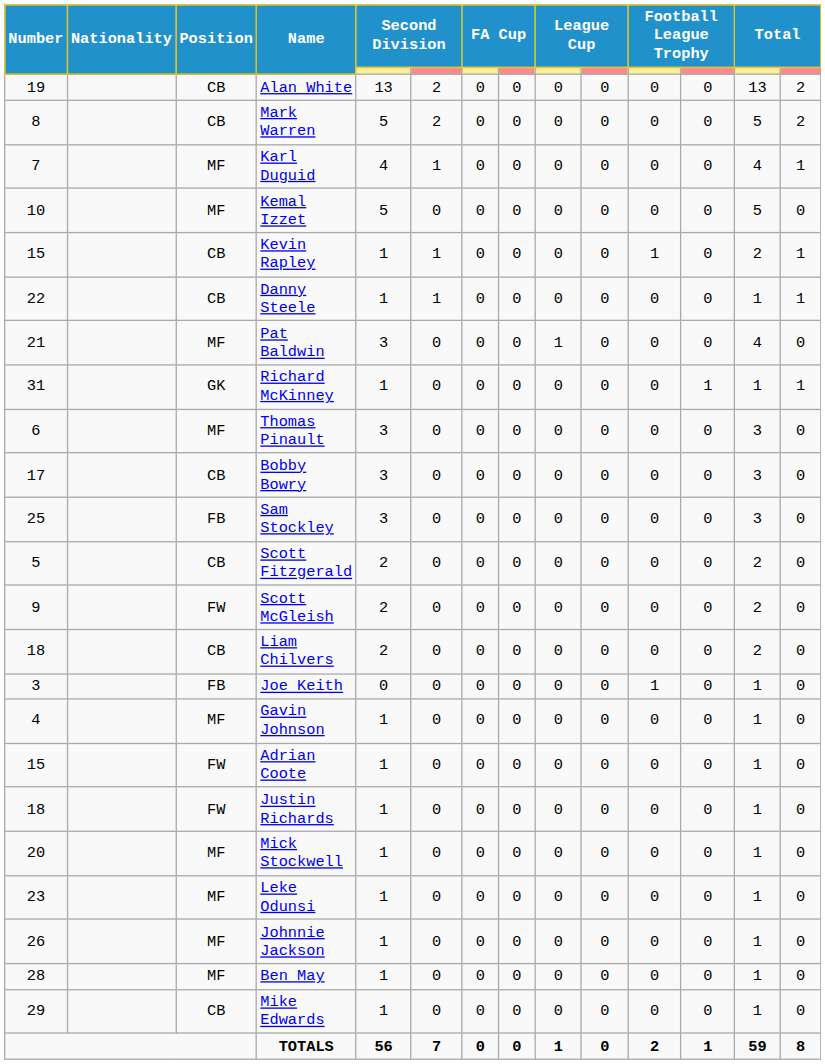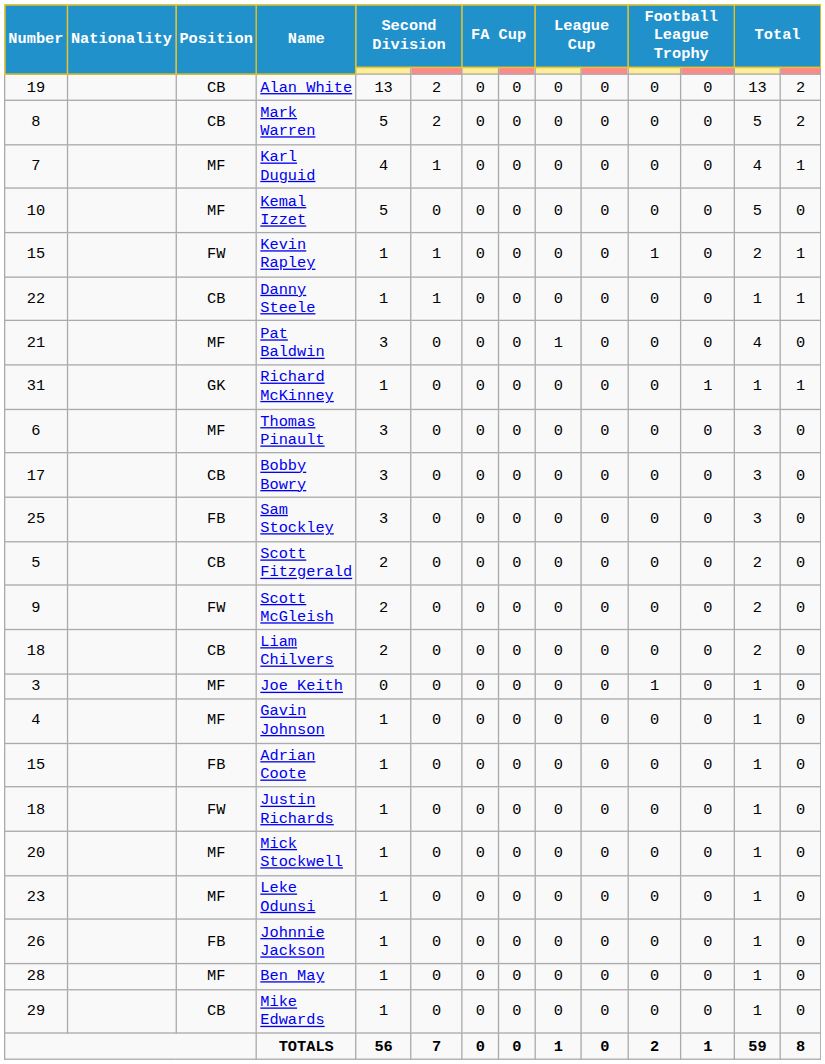(216, 254) CB -> (216, 254) FW
(216, 686) FB -> (216, 686) MF
(216, 765) FW -> (216, 765) FB
(216, 941) MF -> (216, 941) FB
